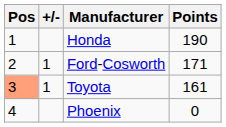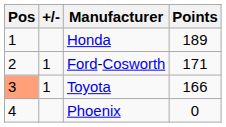(195, 40) 190 -> (195, 40) 189
(195, 87) 161 -> (195, 87) 166
